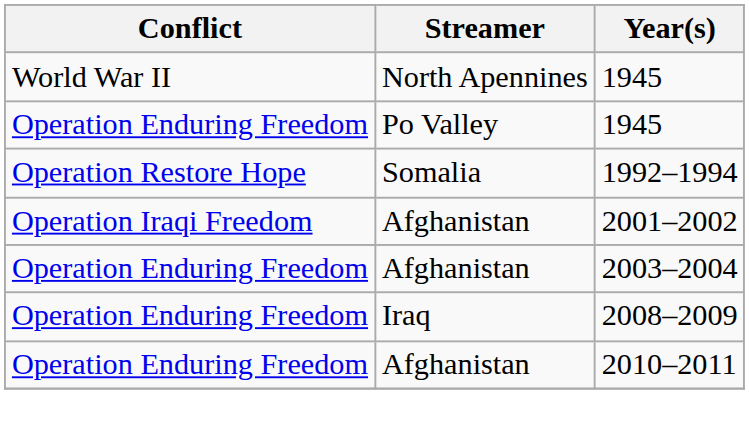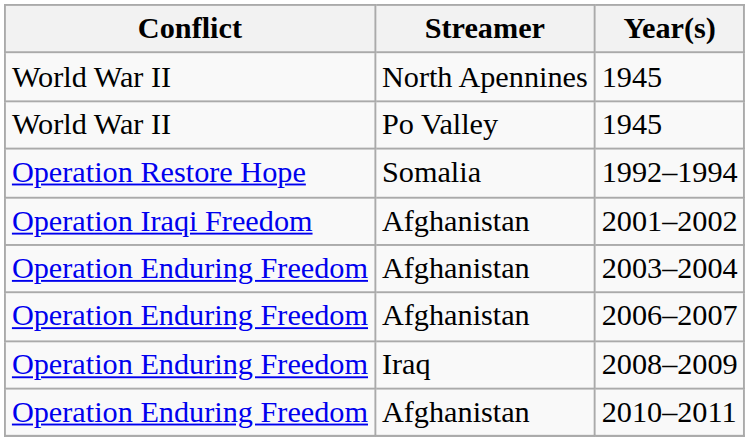(190, 124) Operation Enduring Freedom -> (92, 124) World War II
+ row: (456, 316)
